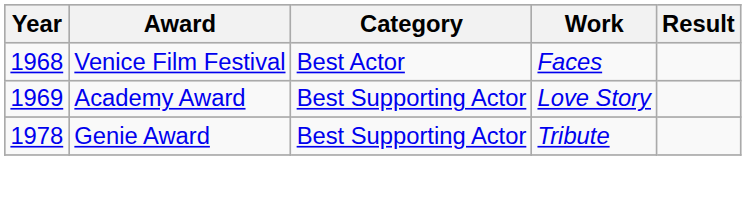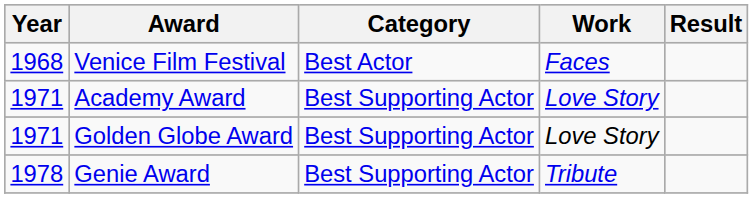(37, 99) 1969 -> (37, 99) 1971
+ row: (184, 137)
